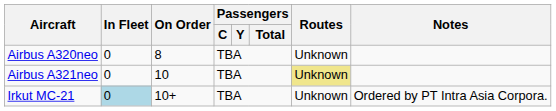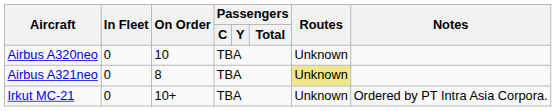(158, 55) 8 -> (162, 55) 10
(162, 75) 10 -> (158, 75) 8
(107, 95) lightblue background -> (107, 95) no background
